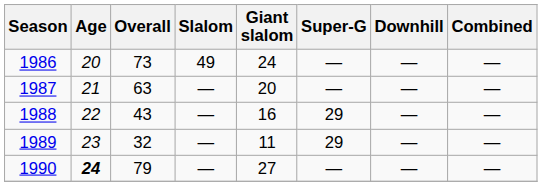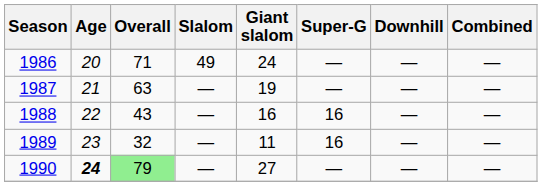(143, 62) 73 -> (143, 62) 71
(267, 89) 20 -> (267, 89) 19
(334, 115) 29 -> (334, 115) 16
(334, 141) 29 -> (334, 141) 16
(143, 168) no background -> (143, 168) lightgreen background
